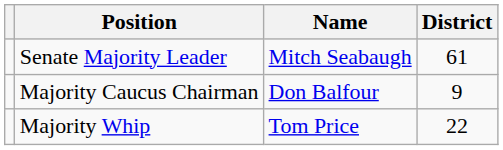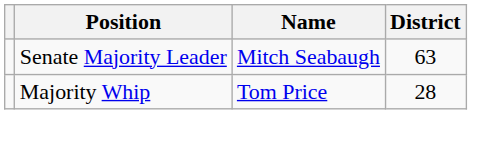(457, 56) 61 -> (425, 56) 63
- row: (139, 91)
(457, 126) 22 -> (425, 91) 28
